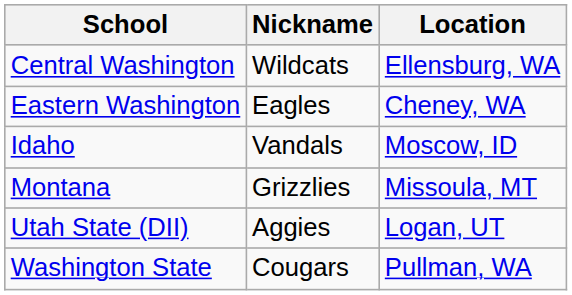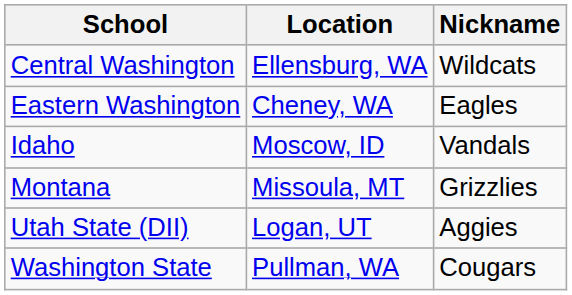columns swapped: (313, 24) <-> (473, 24)
